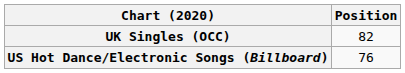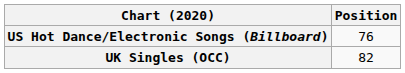rows swapped: (168, 36) <-> (168, 57)
